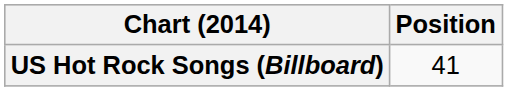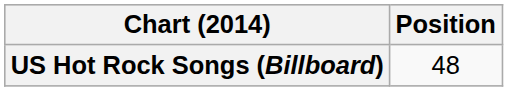(446, 65) 41 -> (446, 65) 48
